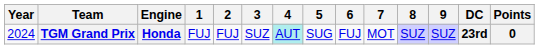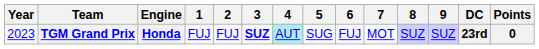(21, 34) 2024 -> (21, 34) 2023
(257, 34) normal -> (257, 34) bold
